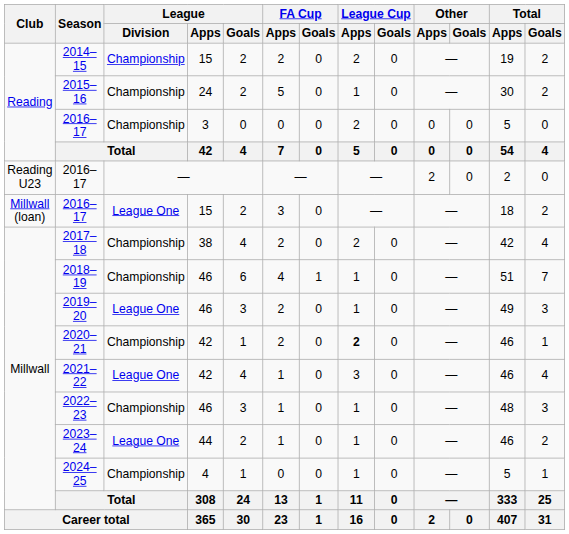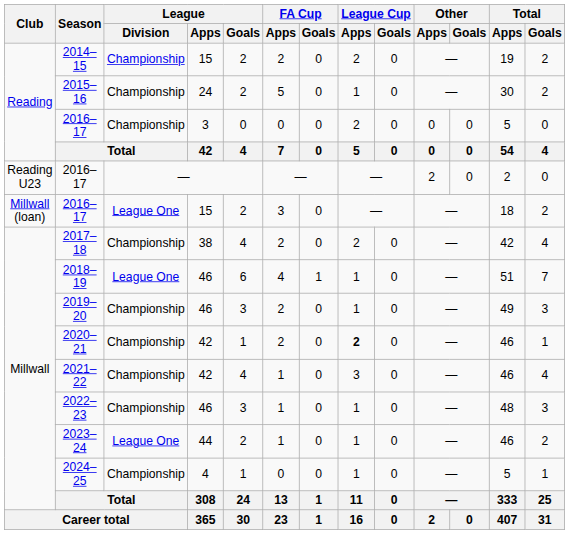(146, 276) Championship -> (146, 276) League One
(146, 309) League One -> (146, 309) Championship
(146, 375) League One -> (146, 375) Championship
